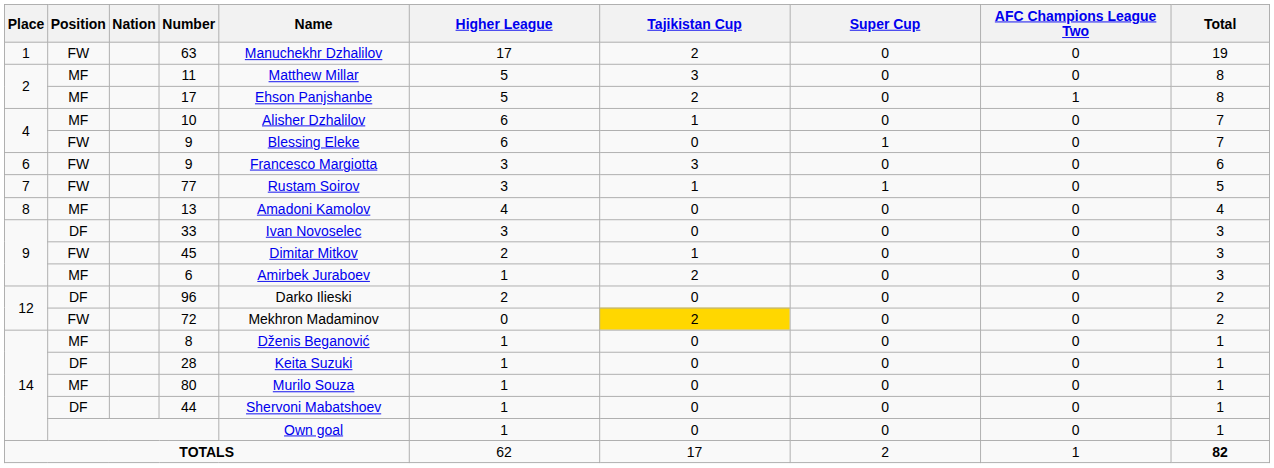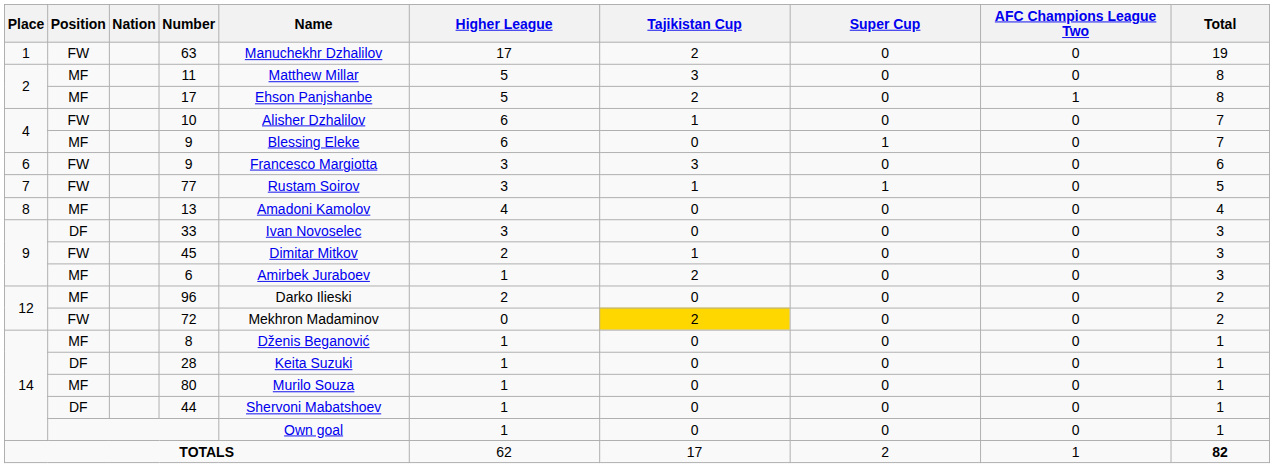(78, 120) MF -> (78, 120) FW
(78, 142) FW -> (78, 142) MF
(78, 297) DF -> (78, 297) MF
